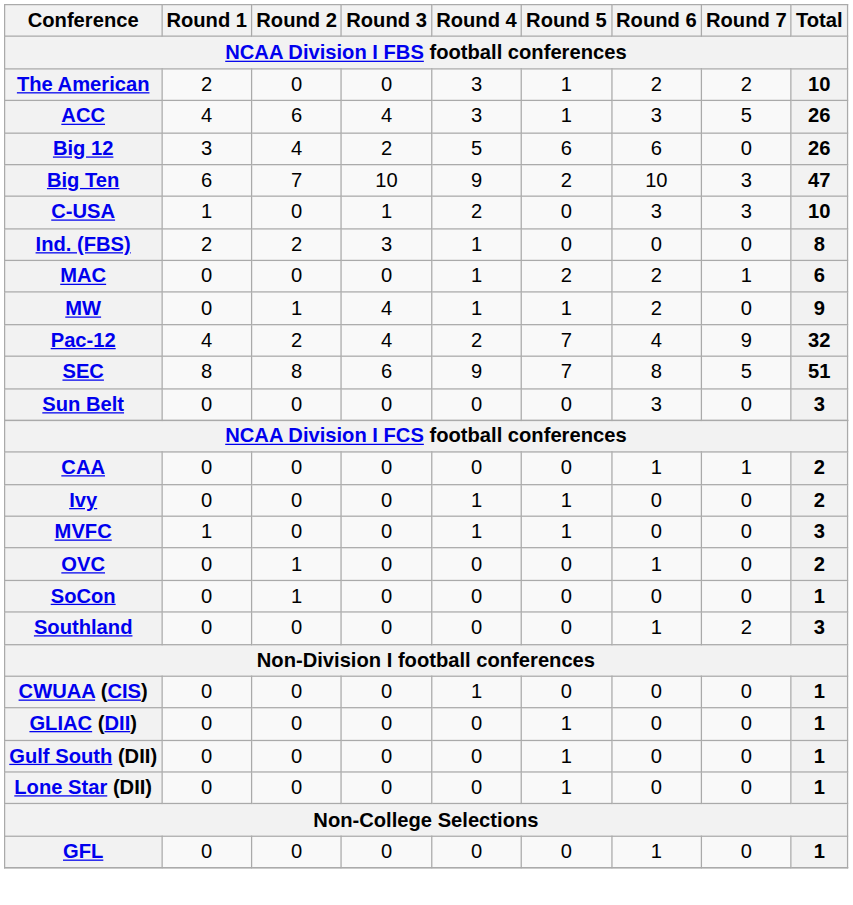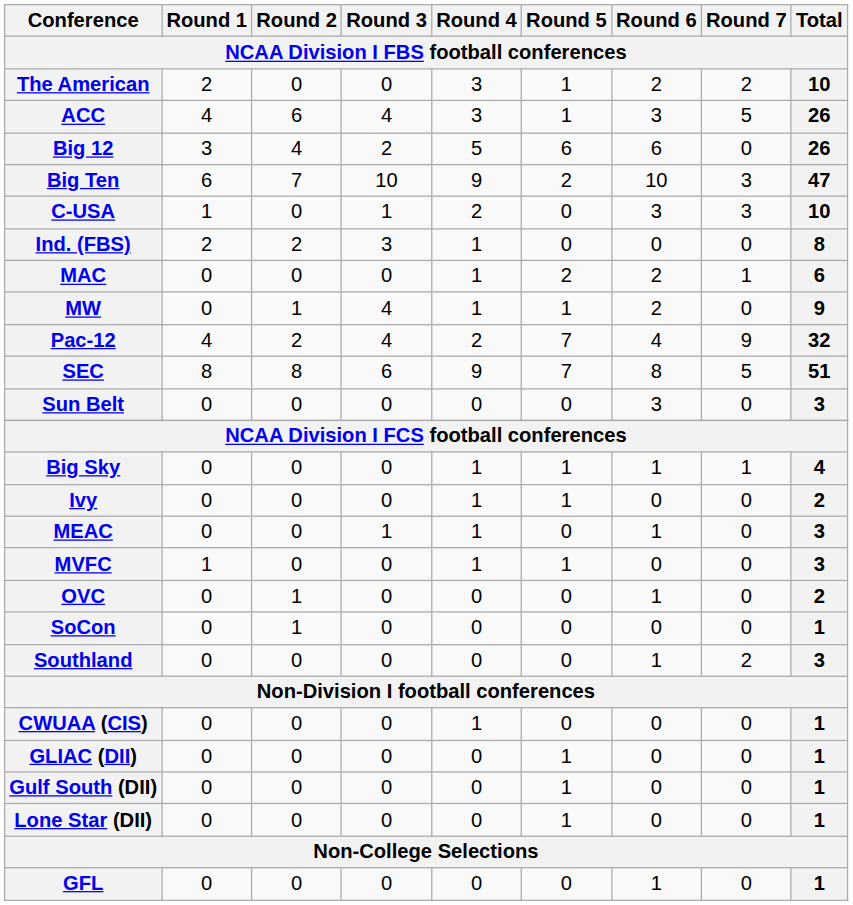+ row: (83, 468)
- row: (83, 468)
+ row: (83, 532)
